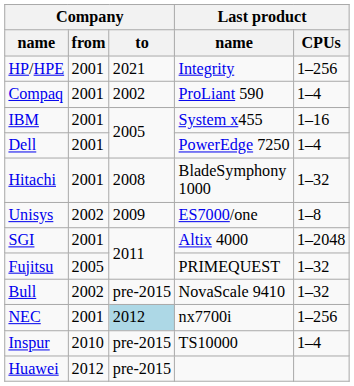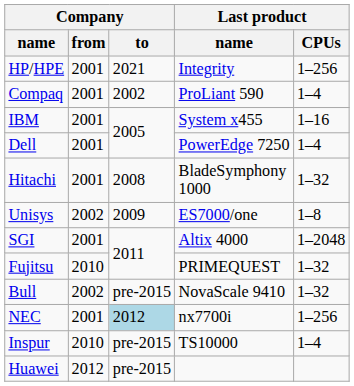(88, 266) 2005 -> (88, 266) 2010
